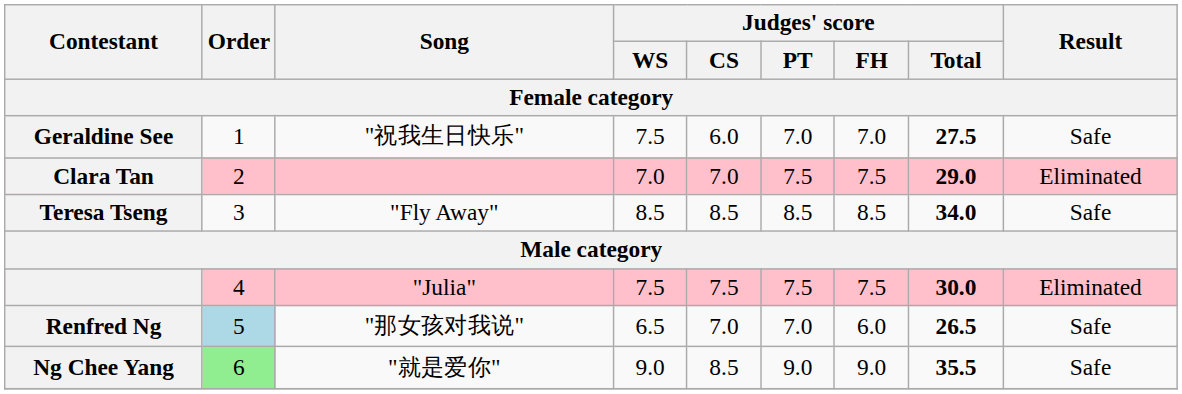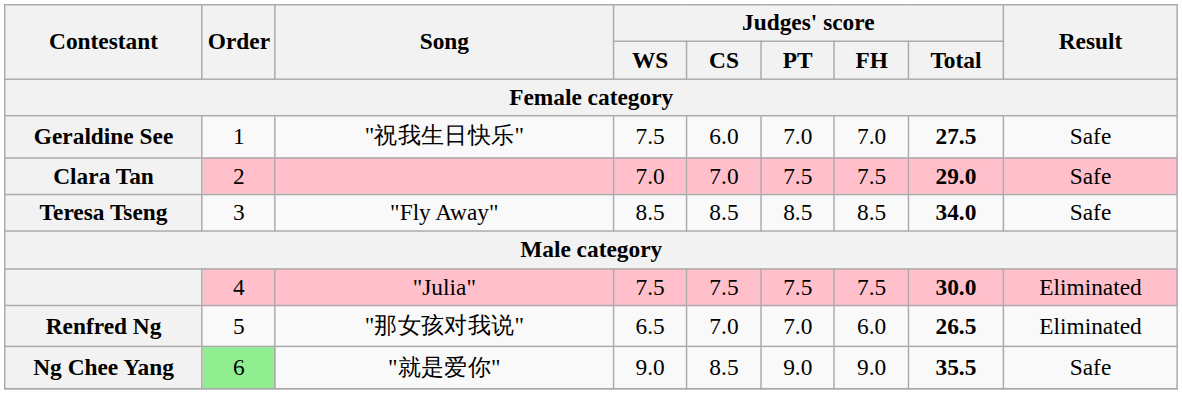(1091, 175) Eliminated -> (1091, 175) Safe
(239, 325) lightblue background -> (239, 325) no background
(1091, 325) Safe -> (1091, 325) Eliminated
